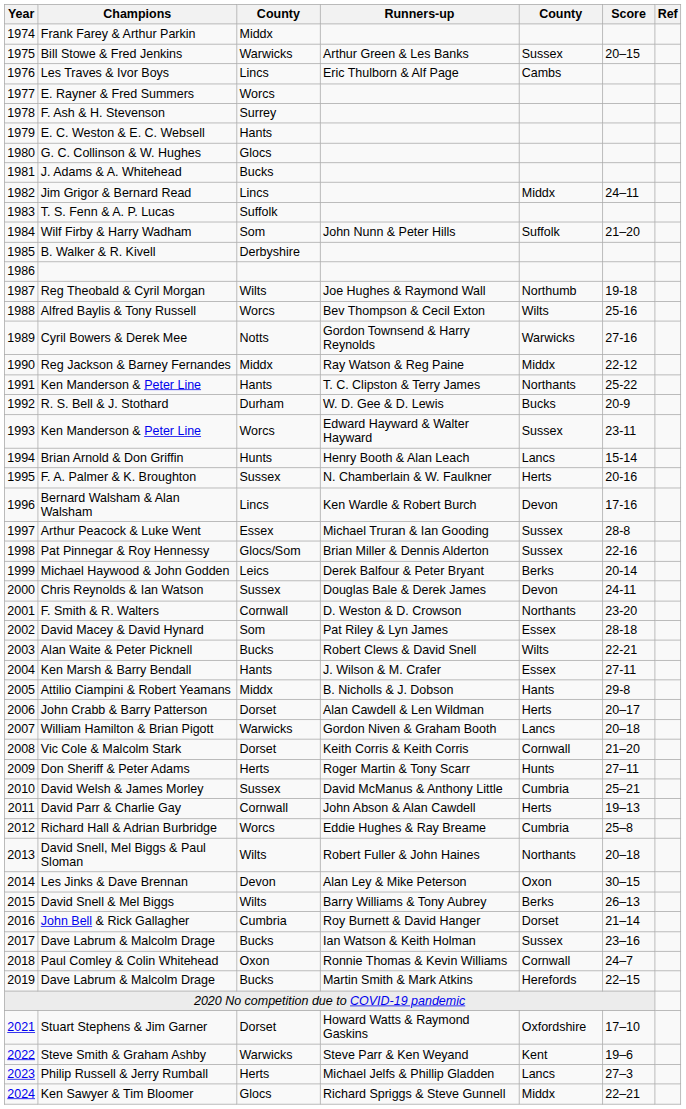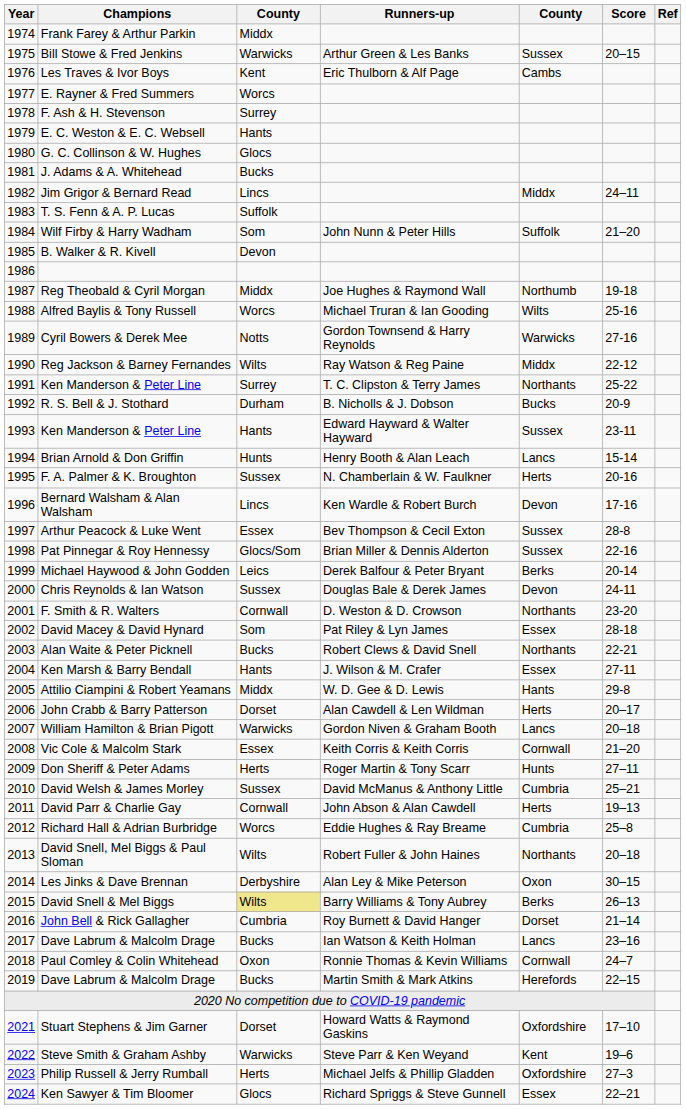(254, 73) Lincs -> (252, 73) Kent
(270, 251) Derbyshire -> (258, 251) Devon
(253, 291) Wilts -> (256, 291) Middx
(404, 311) Bev Thompson & Cecil Exton -> (406, 311) Michael Truran & Ian Gooding
(256, 364) Middx -> (253, 364) Wilts
(256, 384) Hants -> (258, 384) Surrey
(383, 404) W. D. Gee & D. Lewis -> (388, 404) B. Nicholls & J. Dobson
(257, 431) Worcs -> (256, 431) Hants
(406, 531) Michael Truran & Ian Gooding -> (404, 531) Bev Thompson & Cecil Exton
(535, 650) Wilts -> (549, 650) Northants
(388, 689) B. Nicholls & J. Dobson -> (383, 689) W. D. Gee & D. Lewis
(258, 749) Dorset -> (256, 749) Essex
(258, 882) Devon -> (270, 882) Derbyshire
(253, 901) no background -> (253, 901) khaki background
(542, 941) Sussex -> (538, 941) Lancs
(538, 1074) Lancs -> (554, 1074) Oxfordshire
(538, 1094) Middx -> (539, 1094) Essex
